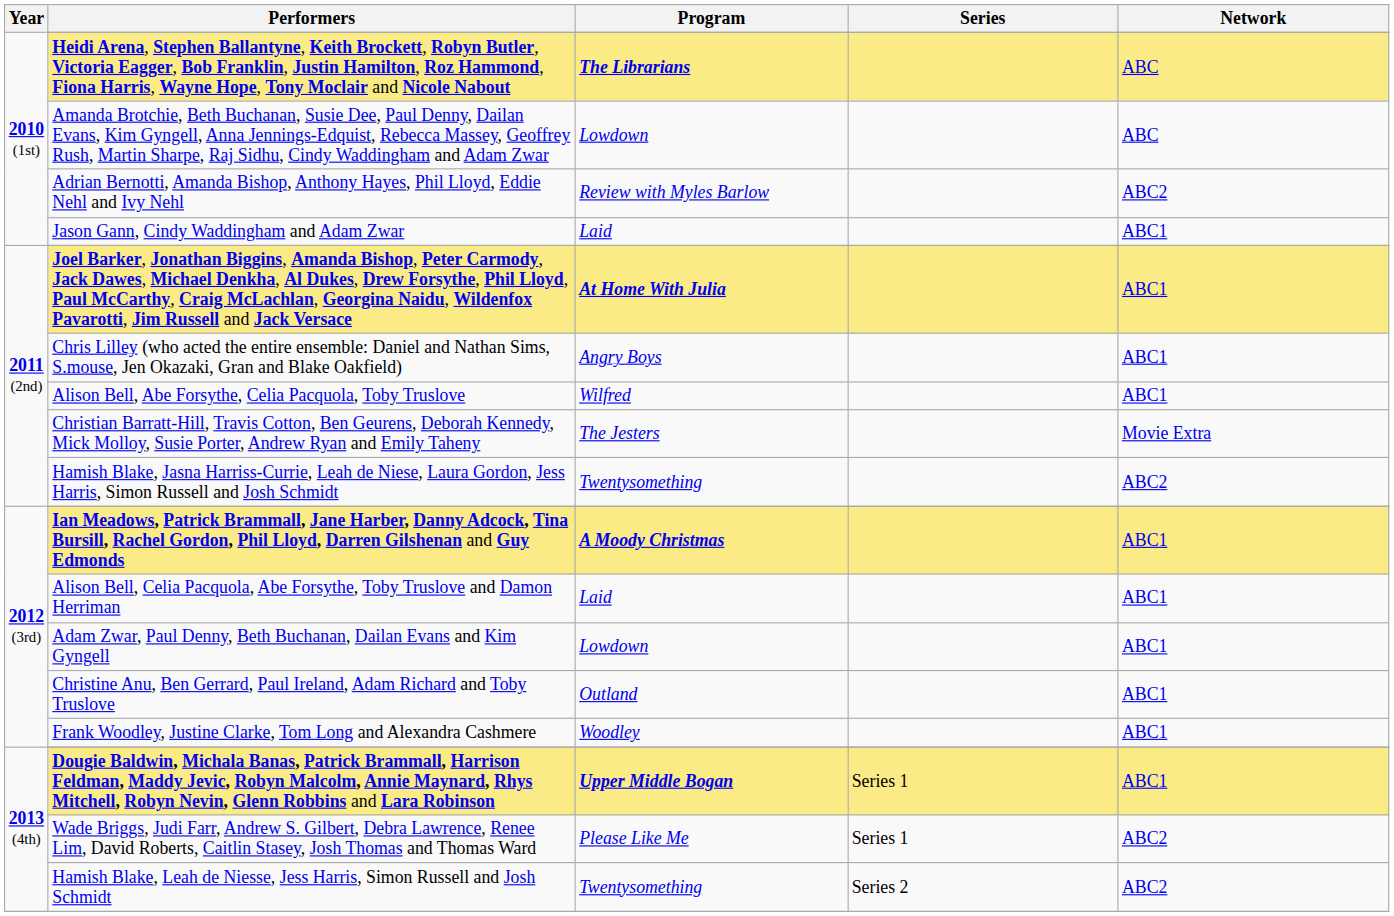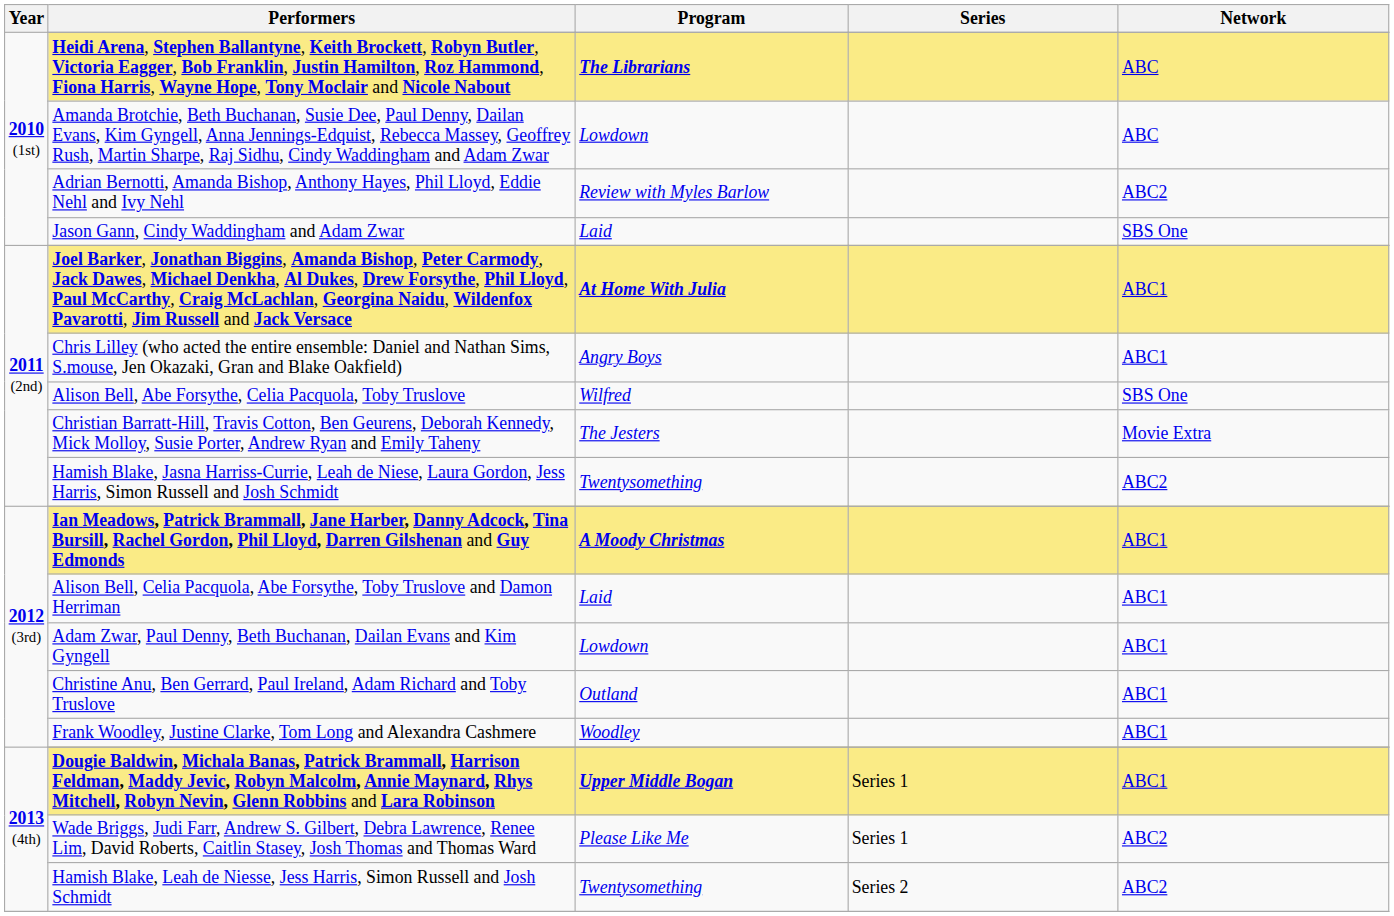(1145, 231) ABC1 -> (1155, 231) SBS One
(1145, 395) ABC1 -> (1155, 395) SBS One
